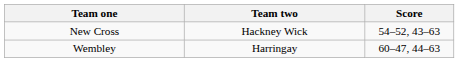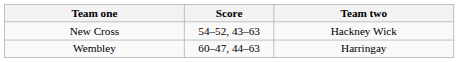columns swapped: (409, 13) <-> (275, 13)
